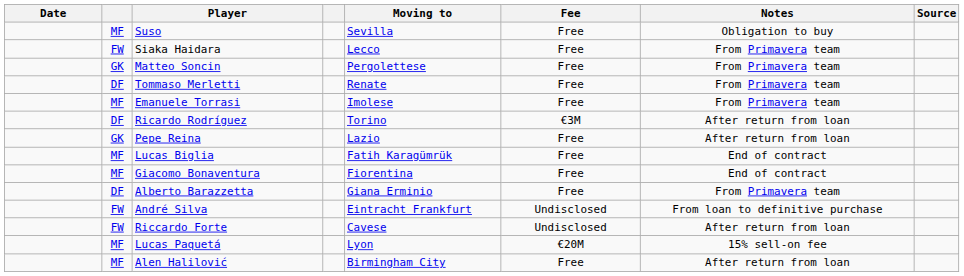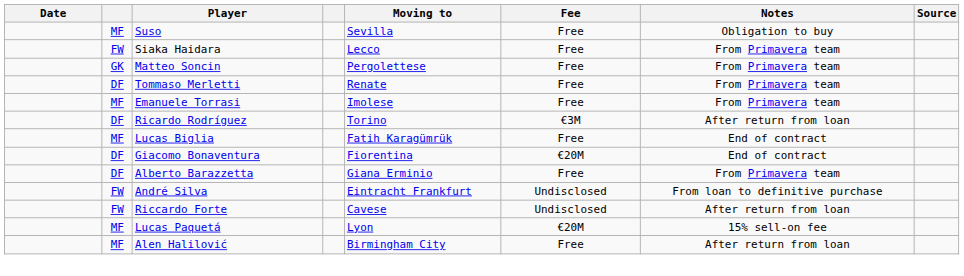- row: (168, 138)
(117, 173) MF -> (117, 156) DF
(571, 173) Free -> (571, 156) €20M
